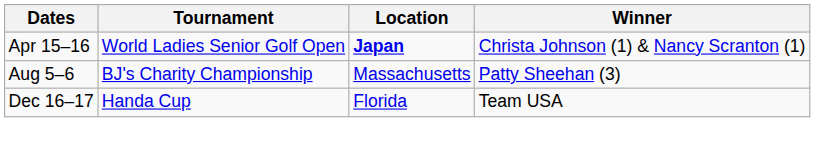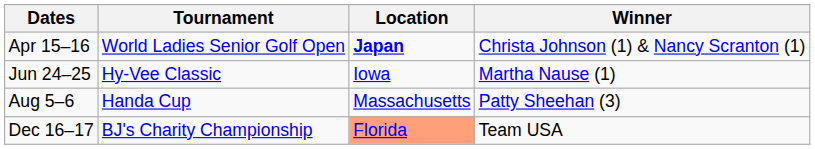+ row: (50, 74)
(207, 74) BJ's Charity Championship -> (146, 102) Handa Cup
(146, 102) Handa Cup -> (207, 130) BJ's Charity Championship
(380, 102) no background -> (380, 130) lightsalmon background
